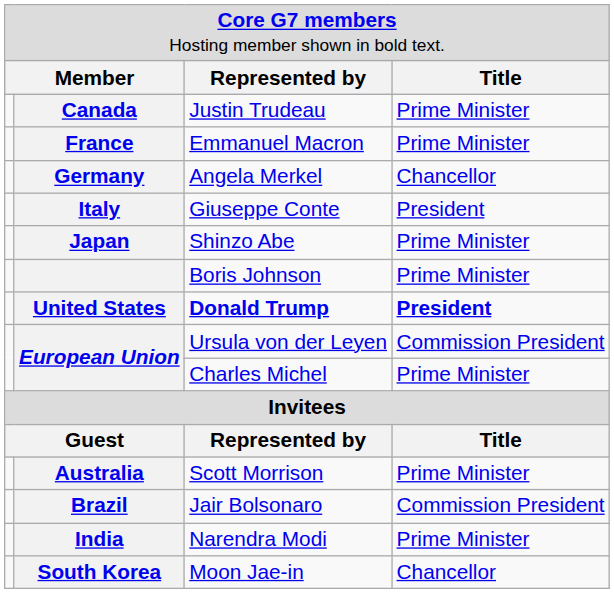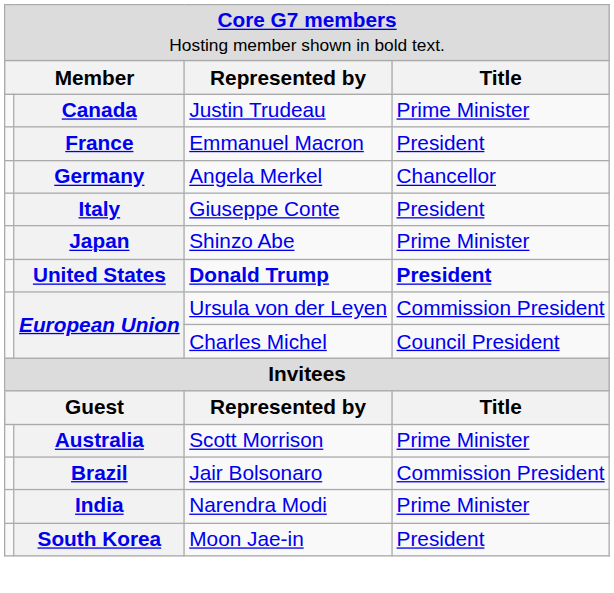(463, 143) Prime Minister -> (440, 143) President
- row: (255, 275)
(463, 374) Prime Minister -> (478, 341) Council President
(446, 572) Chancellor -> (440, 539) President
